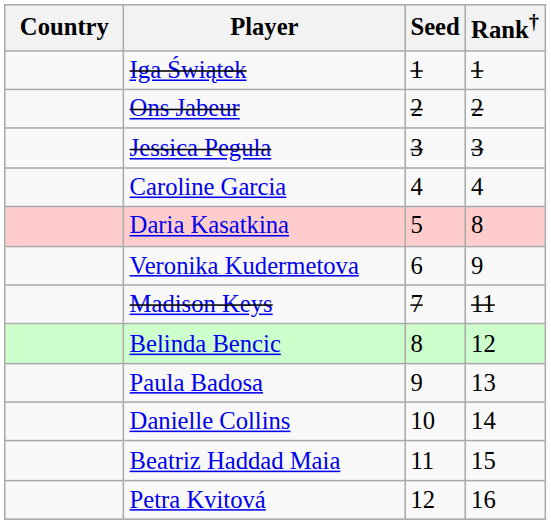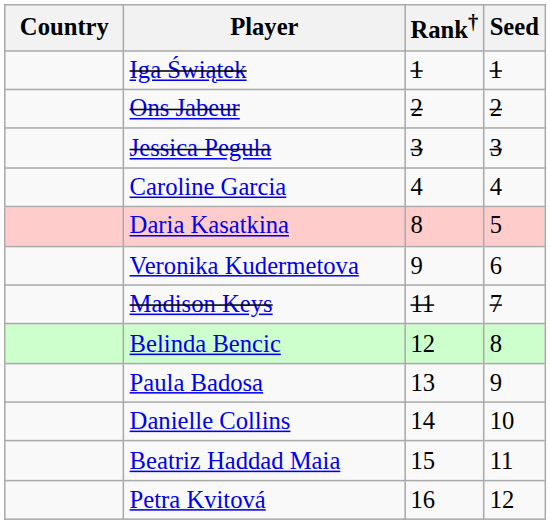columns swapped: (505, 27) <-> (435, 27)
